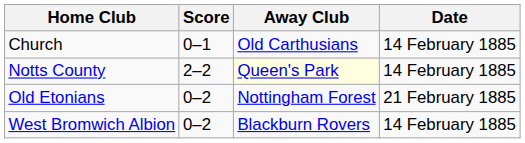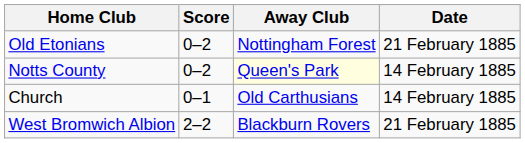rows swapped: (56, 97) <-> (35, 44)
(197, 71) 2–2 -> (197, 71) 0–2
(197, 124) 0–2 -> (197, 124) 2–2
(450, 124) 14 February 1885 -> (450, 124) 21 February 1885
